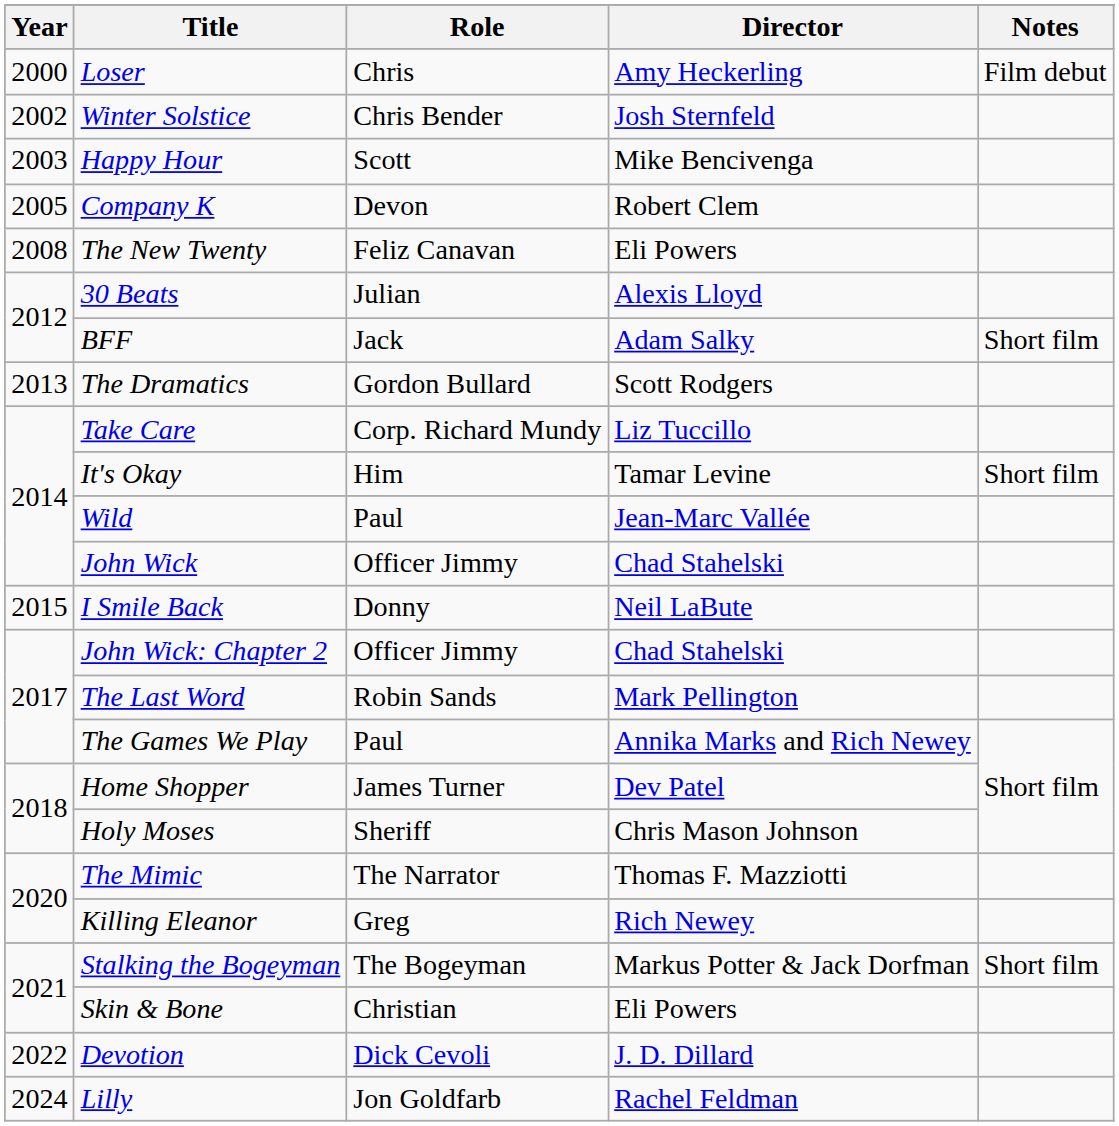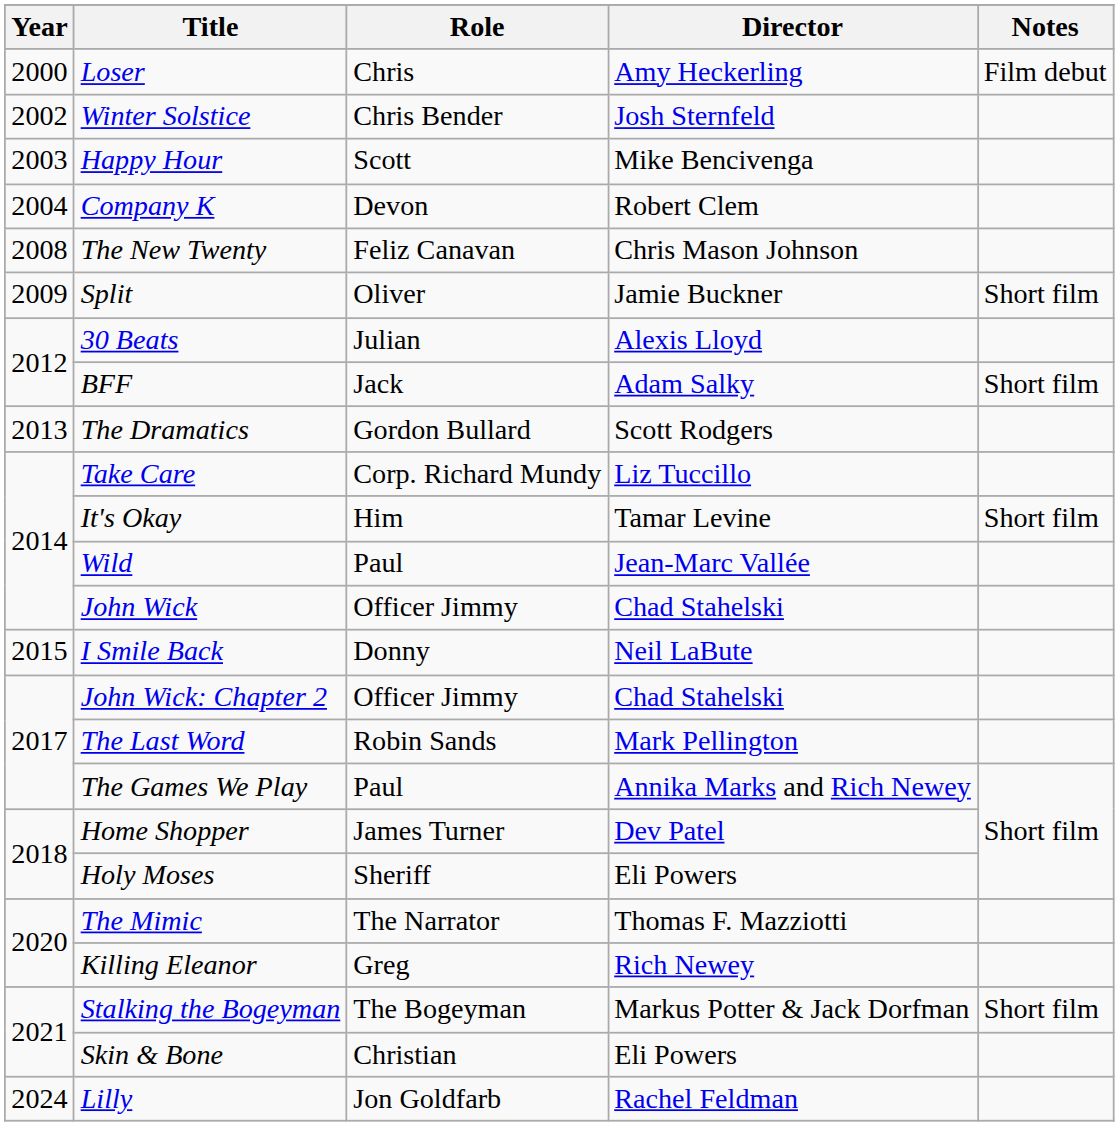(40, 205) 2005 -> (40, 205) 2004
(676, 250) Eli Powers -> (736, 250) Chris Mason Johnson
+ row: (106, 294)
(736, 830) Chris Mason Johnson -> (676, 875) Eli Powers
- row: (132, 1054)
